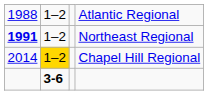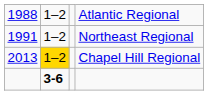(22, 36) bold -> (22, 36) normal
(22, 57) 2014 -> (22, 57) 2013
